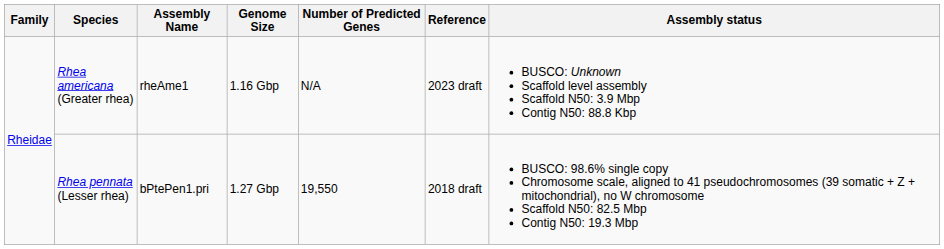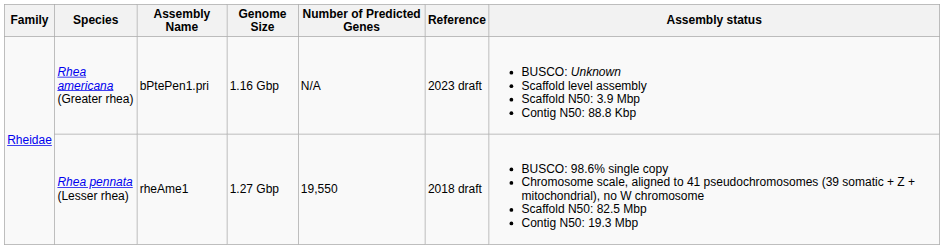(164, 85) rheAme1 -> (174, 85) bPtePen1.pri
(174, 189) bPtePen1.pri -> (164, 189) rheAme1
